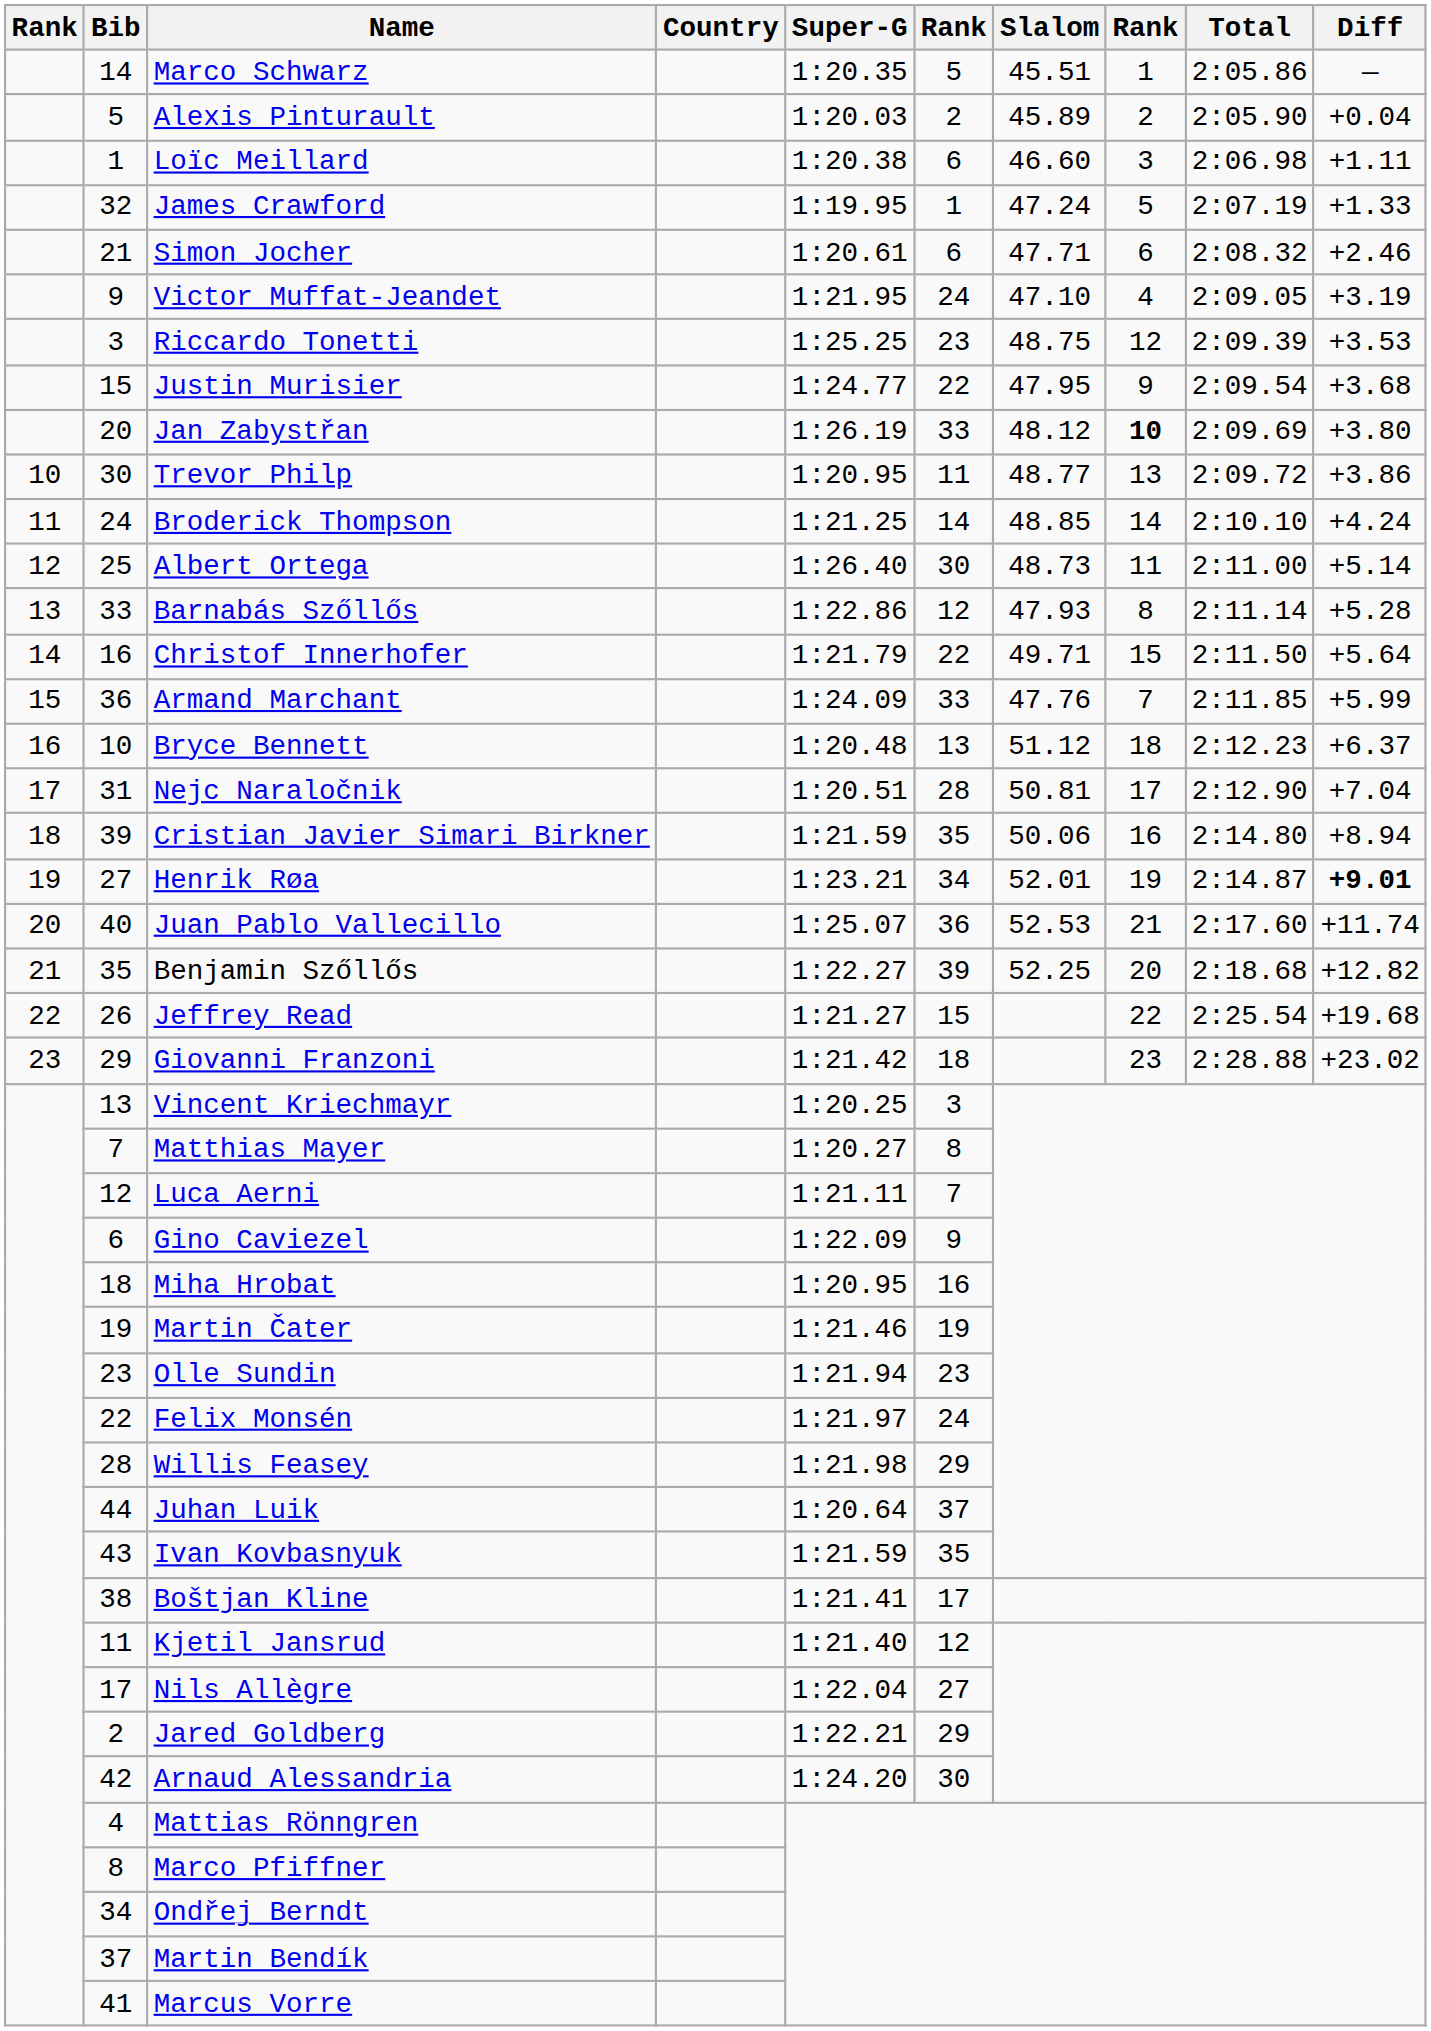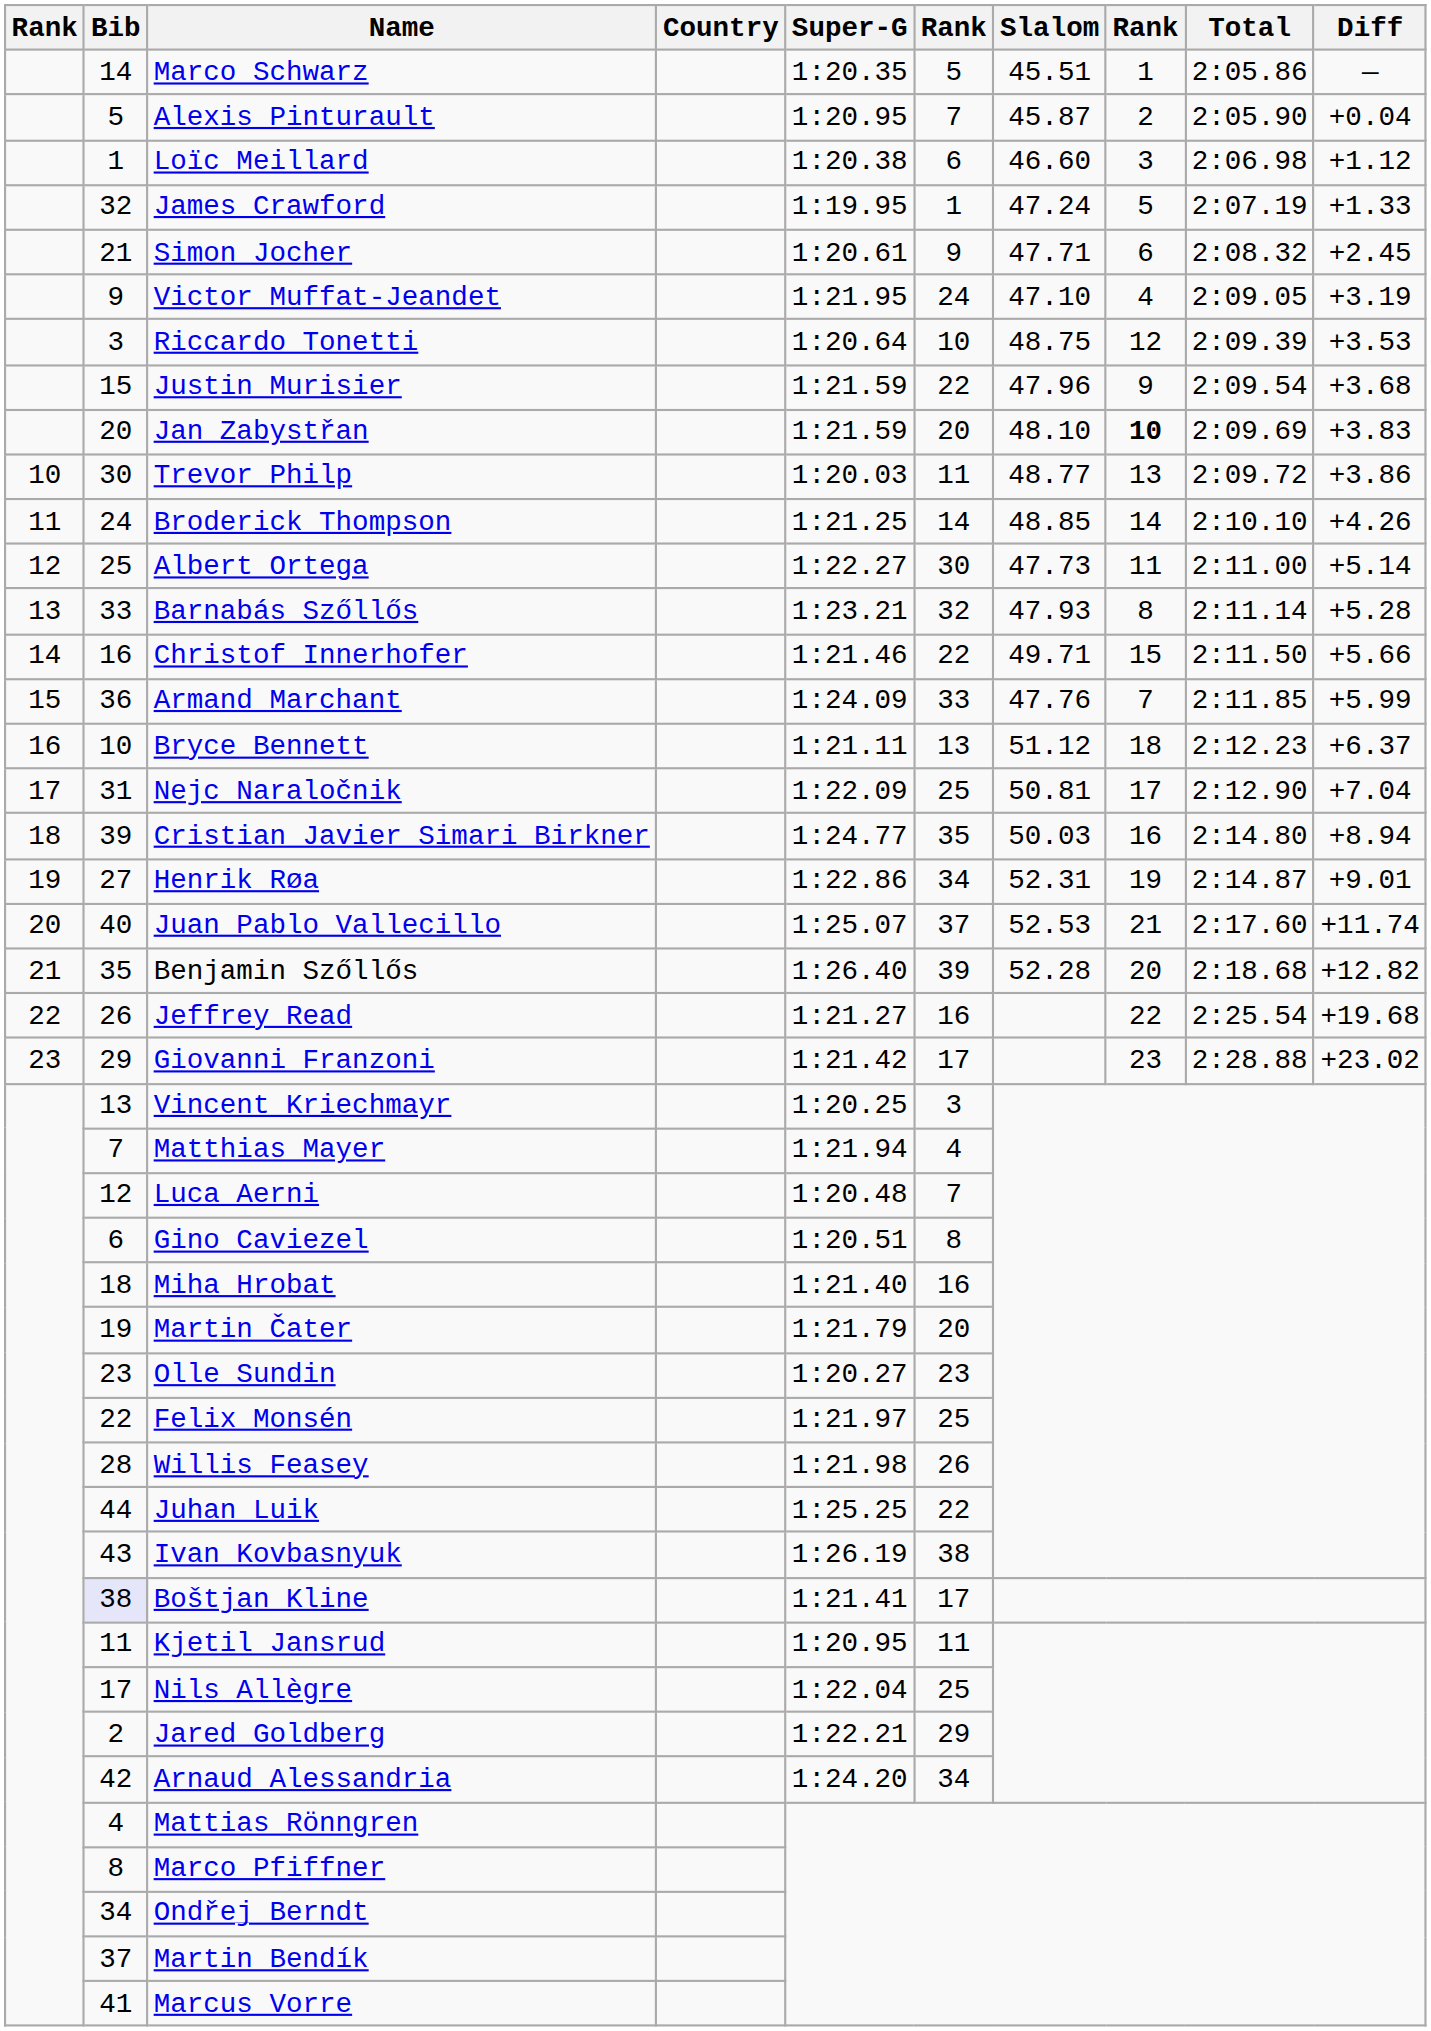(850, 117) 1:20.03 -> (850, 117) 1:20.95
(954, 117) 2 -> (954, 117) 7
(1050, 117) 45.89 -> (1050, 117) 45.87
(1370, 162) +1.11 -> (1370, 162) +1.12
(954, 252) 6 -> (954, 252) 9
(1370, 252) +2.46 -> (1370, 252) +2.45
(850, 342) 1:25.25 -> (850, 342) 1:20.64
(954, 342) 23 -> (954, 342) 10
(850, 387) 1:24.77 -> (850, 387) 1:21.59
(1050, 387) 47.95 -> (1050, 387) 47.96
(850, 432) 1:26.19 -> (850, 432) 1:21.59
(954, 432) 33 -> (954, 432) 20
(1050, 432) 48.12 -> (1050, 432) 48.10
(1370, 432) +3.80 -> (1370, 432) +3.83
(850, 477) 1:20.95 -> (850, 477) 1:20.03
(1370, 522) +4.24 -> (1370, 522) +4.26
(850, 567) 1:26.40 -> (850, 567) 1:22.27
(1050, 567) 48.73 -> (1050, 567) 47.73
(850, 611) 1:22.86 -> (850, 611) 1:23.21
(954, 611) 12 -> (954, 611) 32
(850, 656) 1:21.79 -> (850, 656) 1:21.46
(1370, 656) +5.64 -> (1370, 656) +5.66
(850, 746) 1:20.48 -> (850, 746) 1:21.11
(850, 791) 1:20.51 -> (850, 791) 1:22.09
(954, 791) 28 -> (954, 791) 25
(850, 836) 1:21.59 -> (850, 836) 1:24.77
(1050, 836) 50.06 -> (1050, 836) 50.03
(850, 881) 1:23.21 -> (850, 881) 1:22.86
(1050, 881) 52.01 -> (1050, 881) 52.31
(1370, 881) bold -> (1370, 881) normal
(954, 926) 36 -> (954, 926) 37
(850, 971) 1:22.27 -> (850, 971) 1:26.40
(1050, 971) 52.25 -> (1050, 971) 52.28
(954, 1016) 15 -> (954, 1016) 16
(954, 1061) 18 -> (954, 1061) 17
(850, 1150) 1:20.27 -> (850, 1150) 1:21.94
(954, 1150) 8 -> (954, 1150) 4
(850, 1195) 1:21.11 -> (850, 1195) 1:20.48
(850, 1240) 1:22.09 -> (850, 1240) 1:20.51
(954, 1240) 9 -> (954, 1240) 8
(850, 1285) 1:20.95 -> (850, 1285) 1:21.40
(850, 1330) 1:21.46 -> (850, 1330) 1:21.79
(954, 1330) 19 -> (954, 1330) 20
(850, 1375) 1:21.94 -> (850, 1375) 1:20.27
(954, 1420) 24 -> (954, 1420) 25
(954, 1465) 29 -> (954, 1465) 26
(850, 1510) 1:20.64 -> (850, 1510) 1:25.25
(954, 1510) 37 -> (954, 1510) 22
(850, 1555) 1:21.59 -> (850, 1555) 1:26.19
(954, 1555) 35 -> (954, 1555) 38
(116, 1600) no background -> (116, 1600) lavender background
(850, 1645) 1:21.40 -> (850, 1645) 1:20.95
(954, 1645) 12 -> (954, 1645) 11
(954, 1689) 27 -> (954, 1689) 25
(954, 1779) 30 -> (954, 1779) 34
